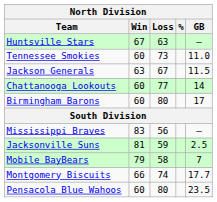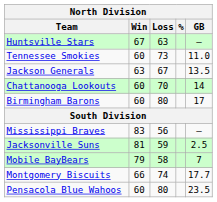(199, 71) 11.5 -> (199, 71) 13.5
(163, 86) 77 -> (163, 86) 70
